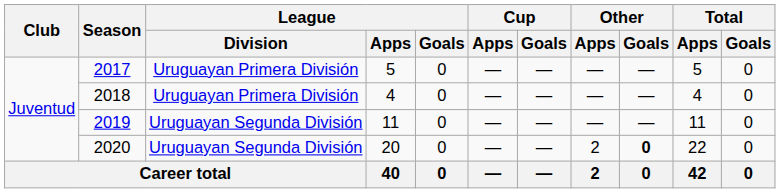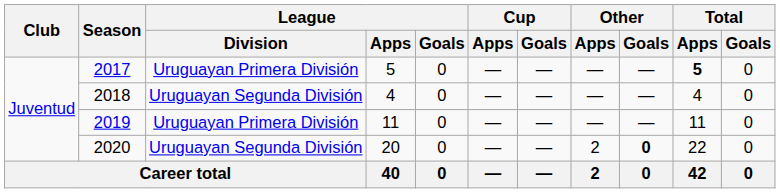(697, 69) normal -> (697, 69) bold
(256, 95) Uruguayan Primera División -> (256, 95) Uruguayan Segunda División
(256, 122) Uruguayan Segunda División -> (256, 122) Uruguayan Primera División
